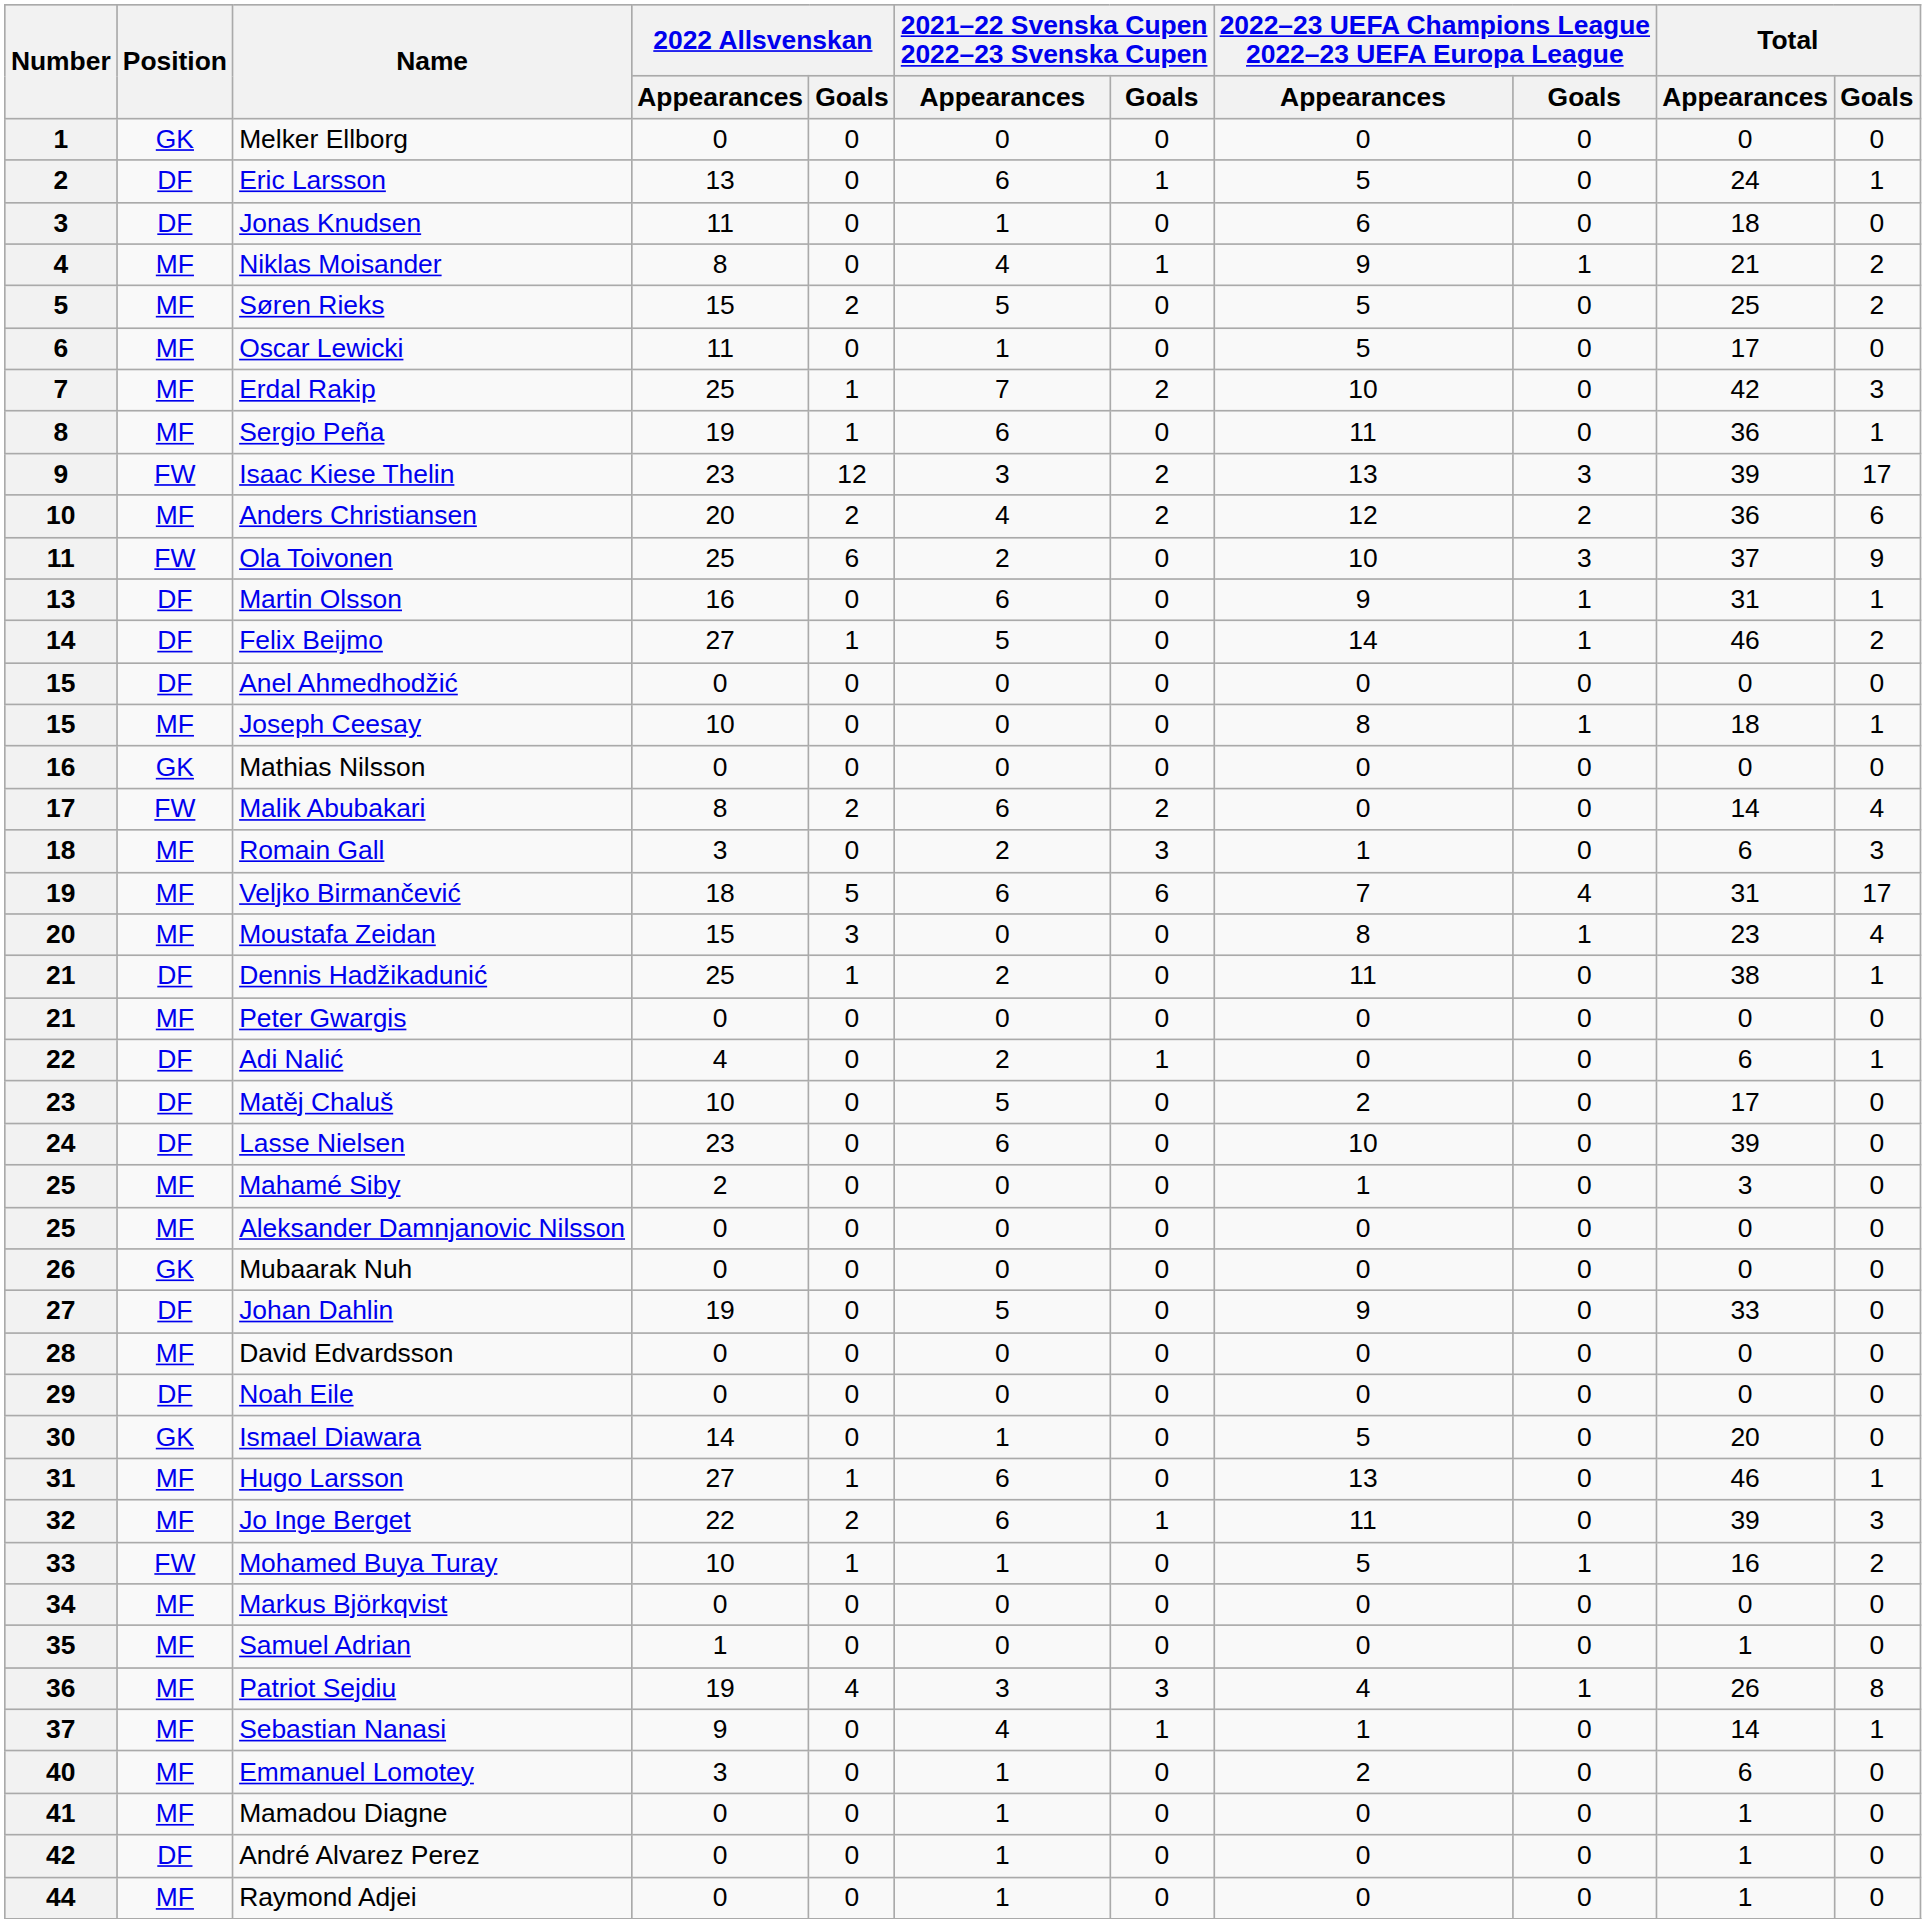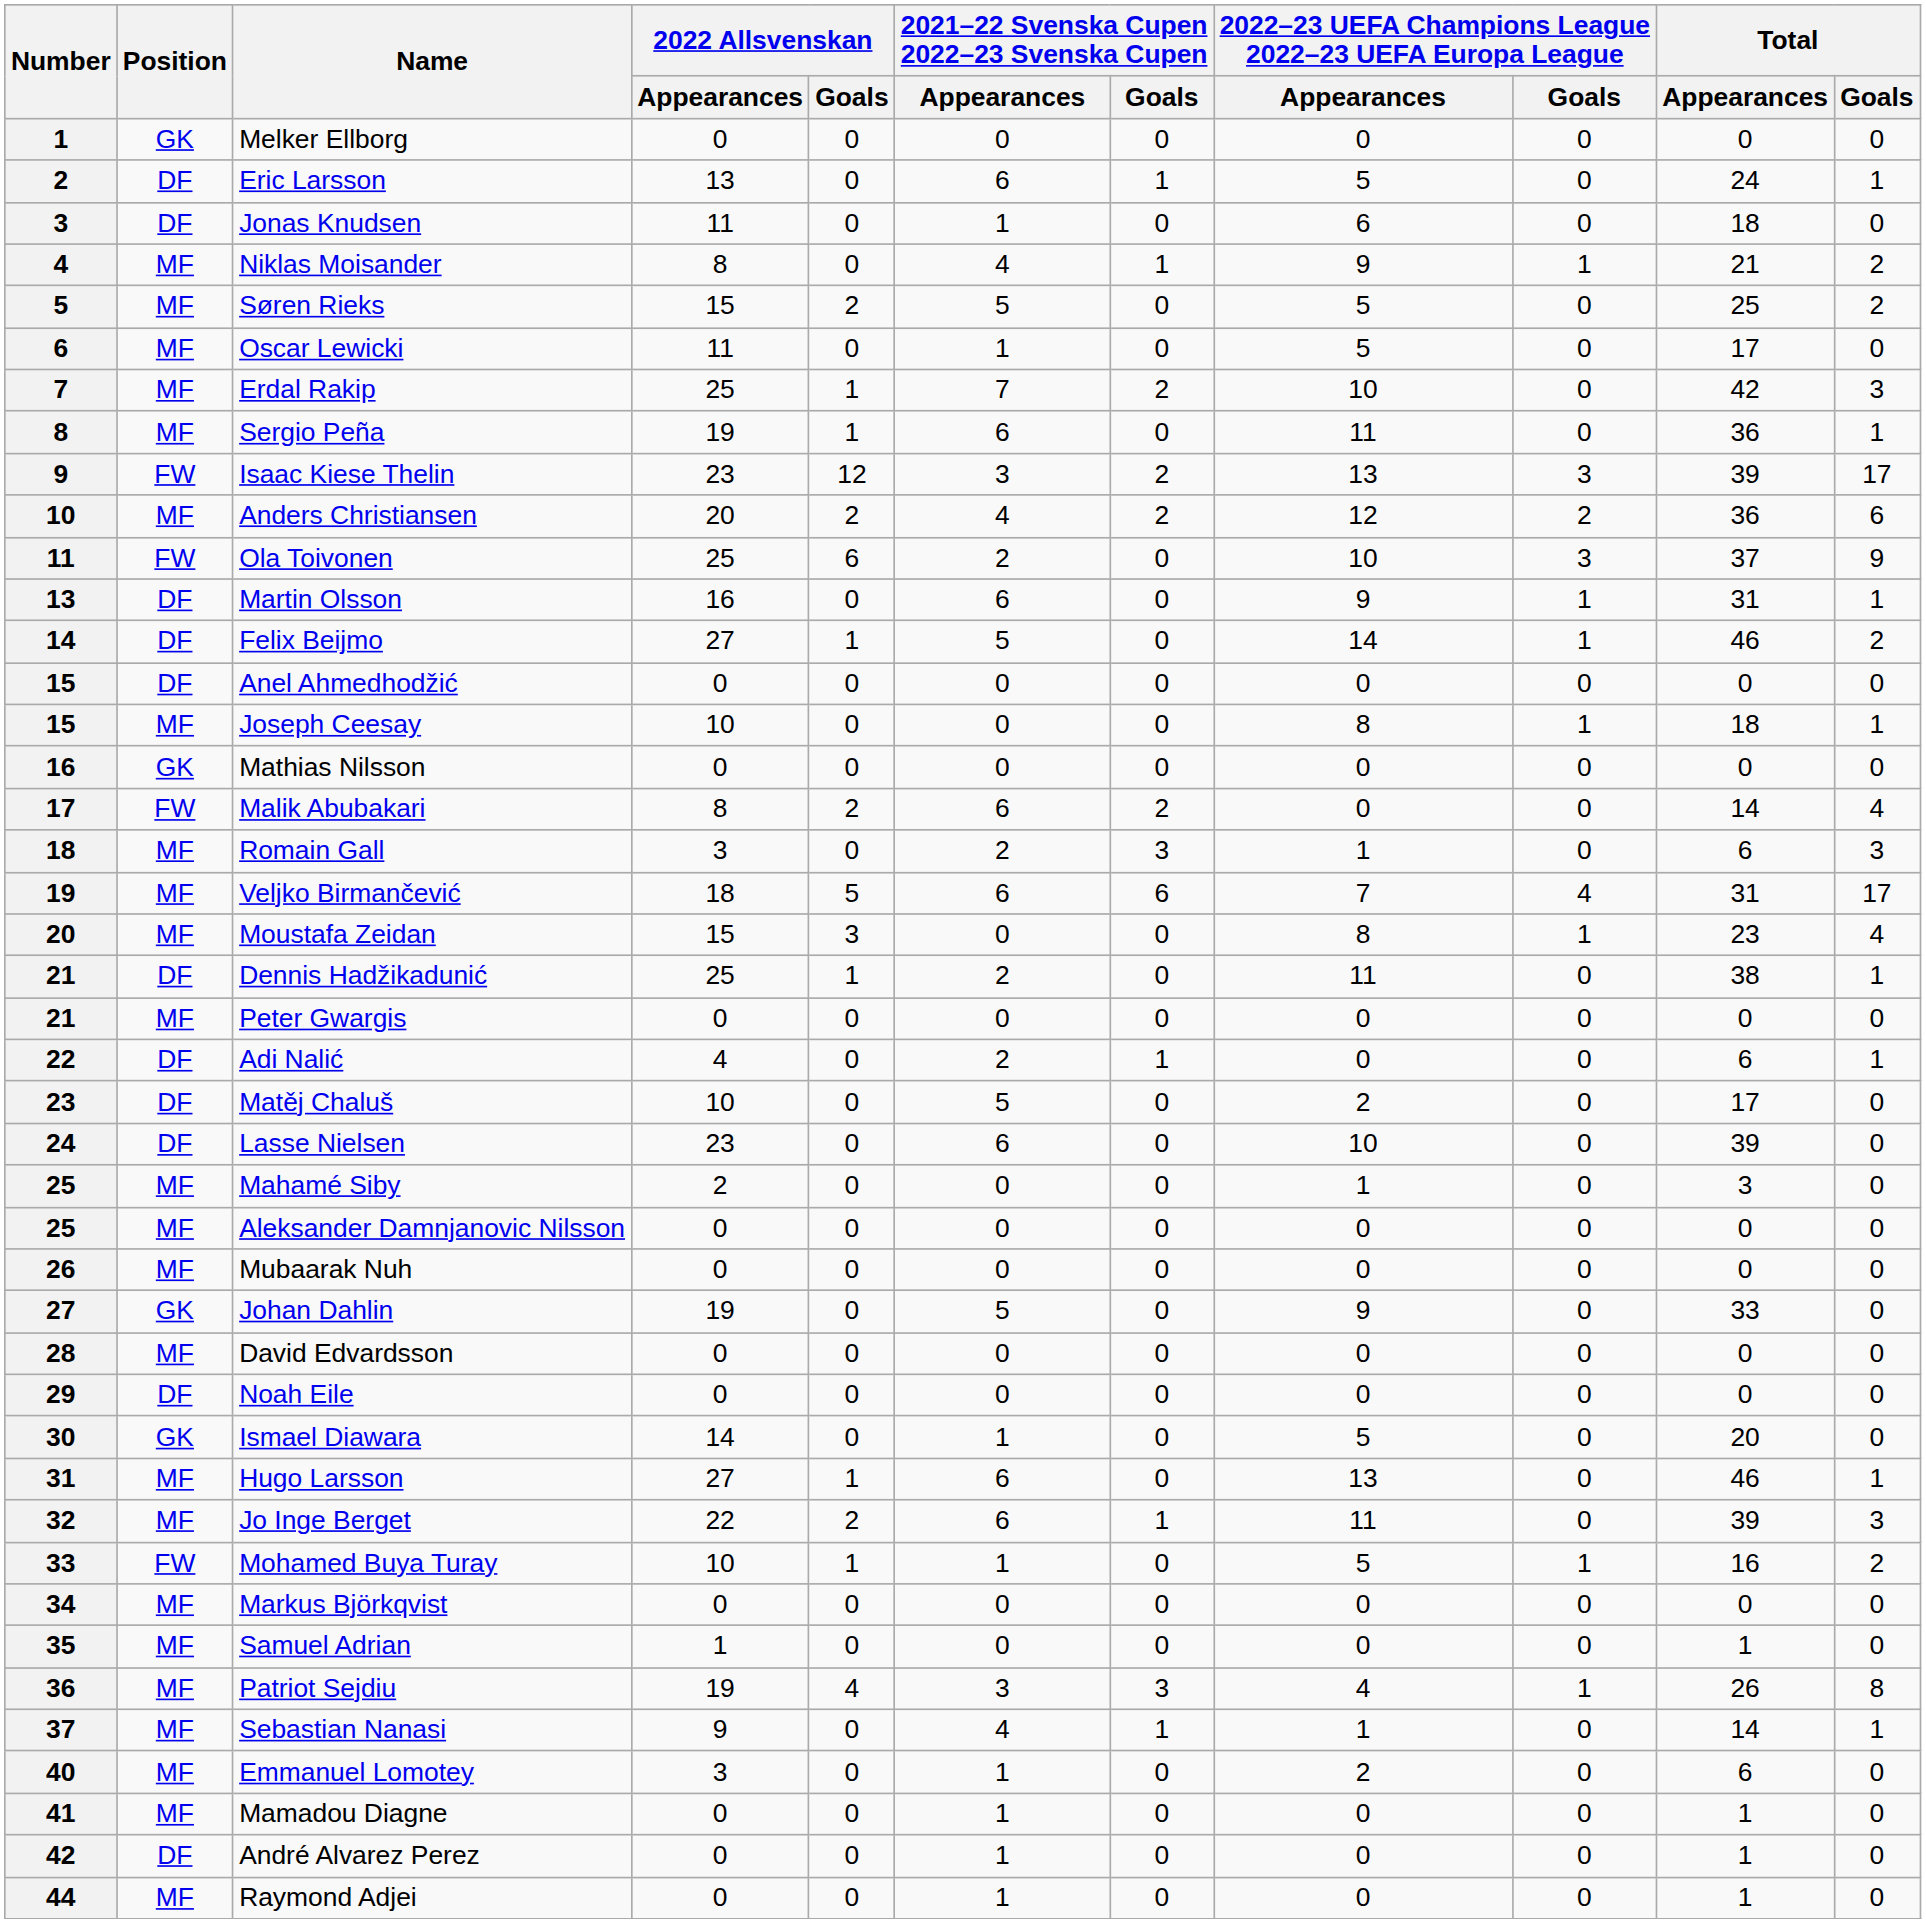(175, 1269) GK -> (175, 1269) MF
(175, 1311) DF -> (175, 1311) GK
